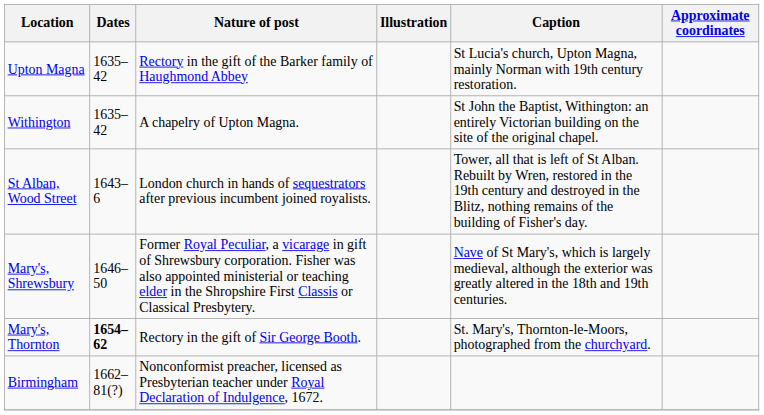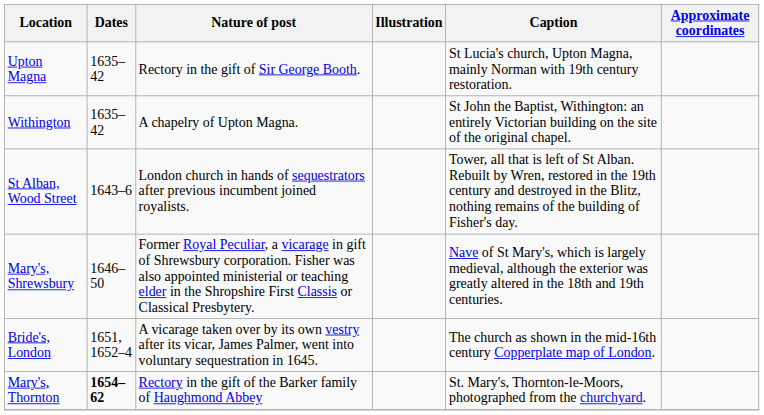(256, 68) Rectory in the gift of the Barker family of Haughmond Abbey -> (249, 68) Rectory in the gift of Sir George Booth.
+ row: (29, 345)
(250, 337) Rectory in the gift of Sir George Booth. -> (248, 390) Rectory in the gift of the Barker family of Haughmond Abbey
- row: (43, 382)
